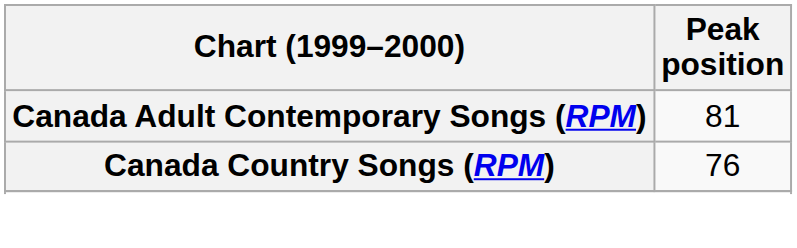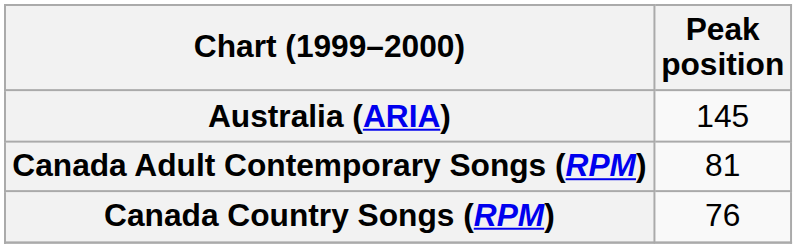+ row: (329, 115)
